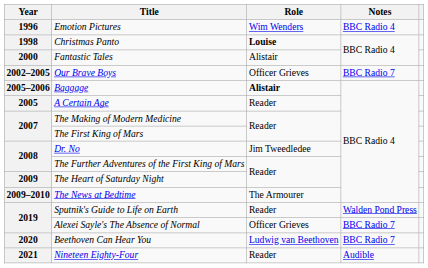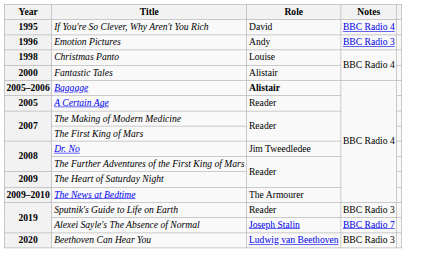+ row: (131, 27)
(276, 27) Wim Wenders -> (260, 42) Andy
(369, 27) BBC Radio 4 -> (369, 42) BBC Radio 3
(263, 42) bold -> (262, 57) normal
- row: (85, 73)
(380, 210) Walden Pond Press -> (369, 210) BBC Radio 3
(279, 225) Officer Grieves -> (274, 225) Joseph Stalin
(369, 240) BBC Radio 7 -> (369, 240) BBC Radio 3
- row: (96, 255)
